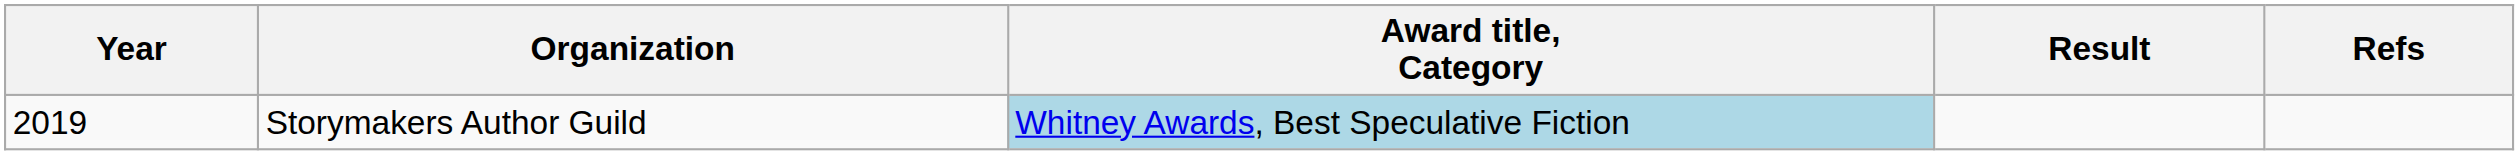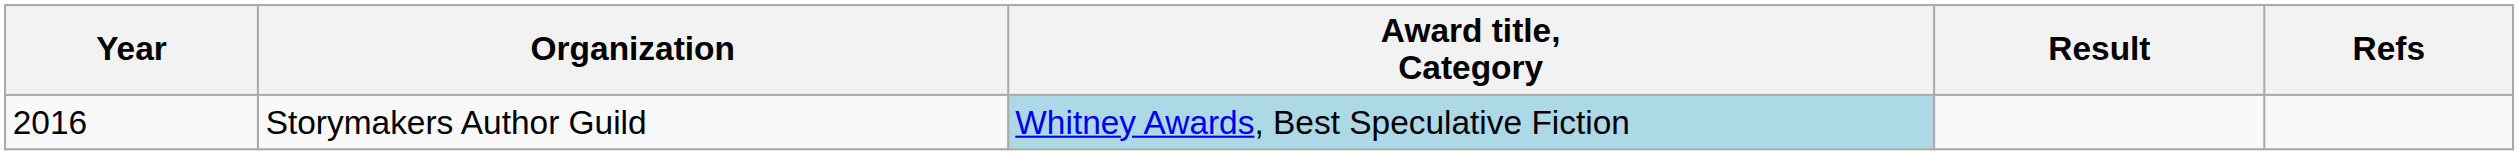(50, 121) 2019 -> (50, 121) 2016
